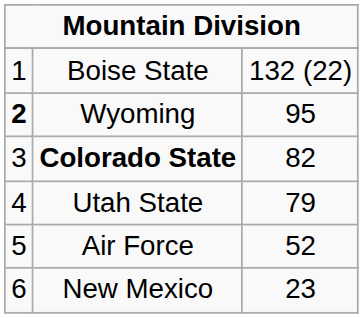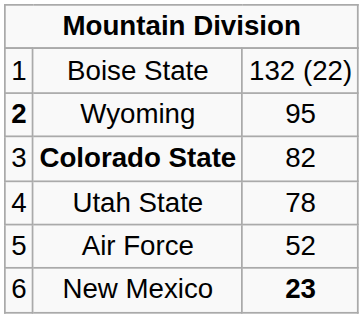(301, 202) 79 -> (301, 202) 78
(301, 289) normal -> (301, 289) bold
